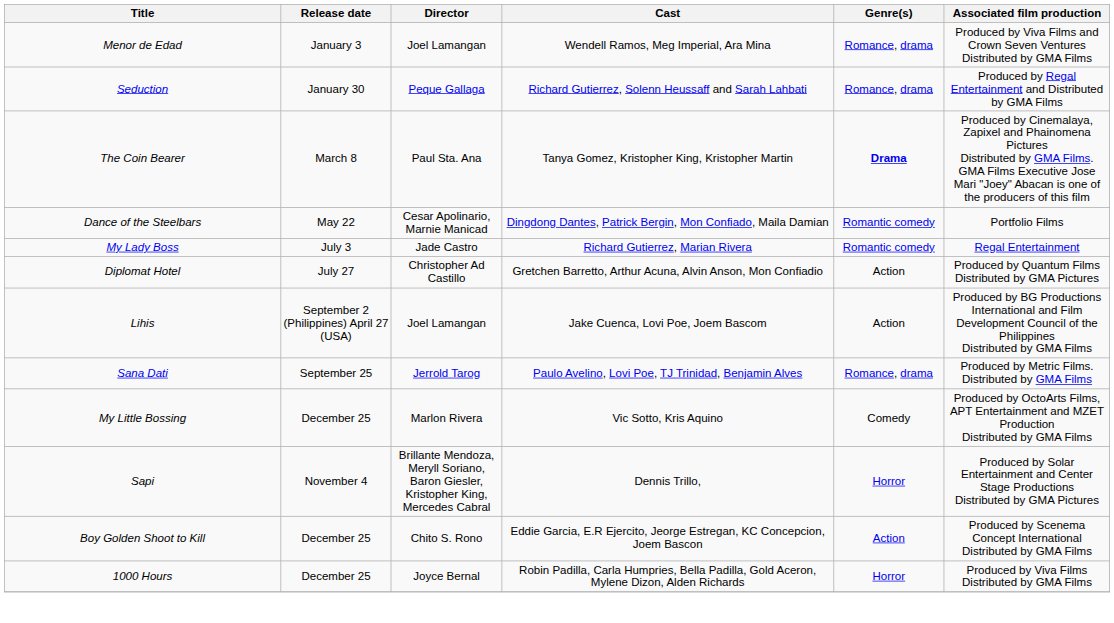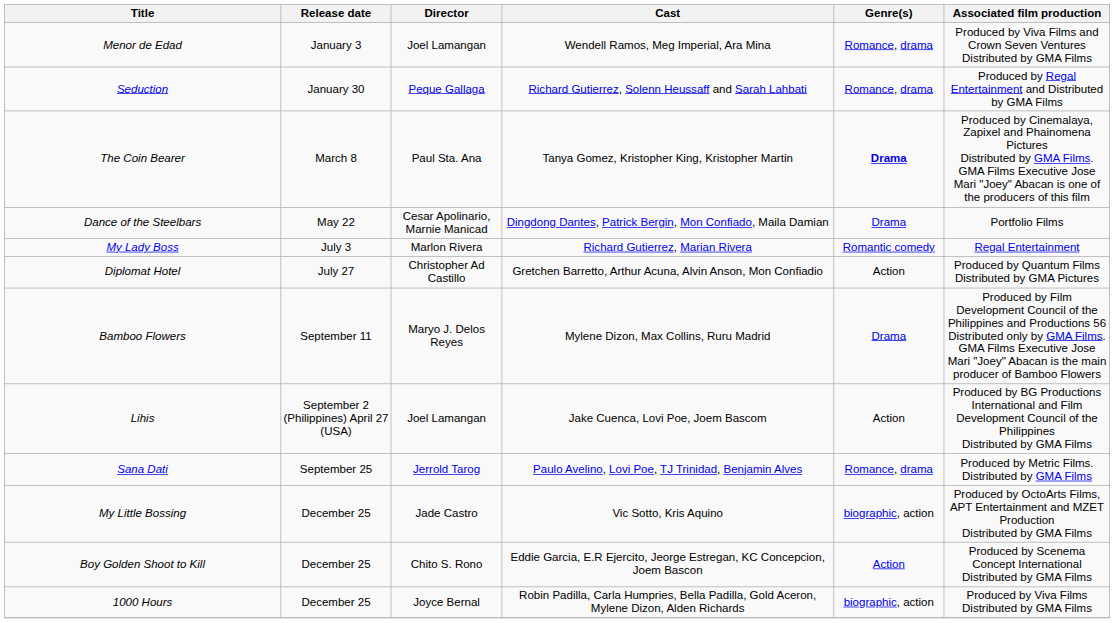(889, 222) Romantic comedy -> (889, 222) Drama
(447, 247) Jade Castro -> (447, 247) Marlon Rivera
+ row: (143, 335)
(447, 417) Marlon Rivera -> (447, 513) Jade Castro
(889, 417) Comedy -> (889, 513) biographic, action
- row: (143, 481)
(889, 576) Horror -> (889, 602) biographic, action
